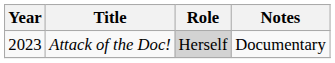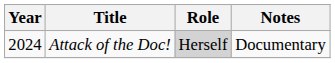(25, 44) 2023 -> (25, 44) 2024
